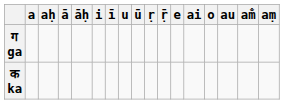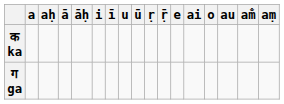rows swapped: (15, 81) <-> (15, 44)
